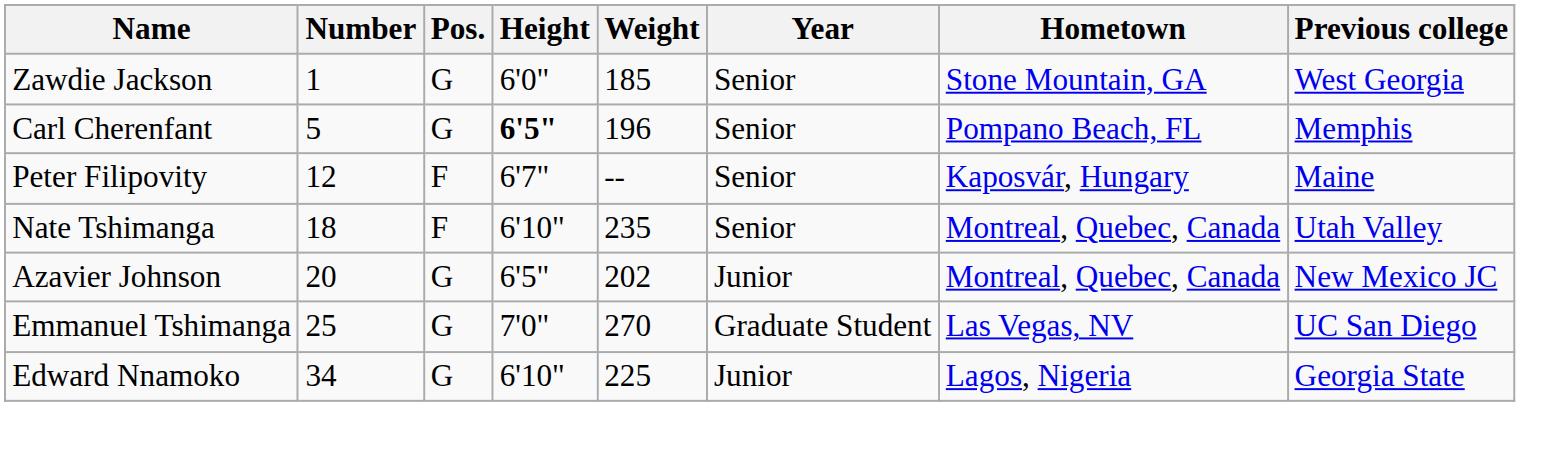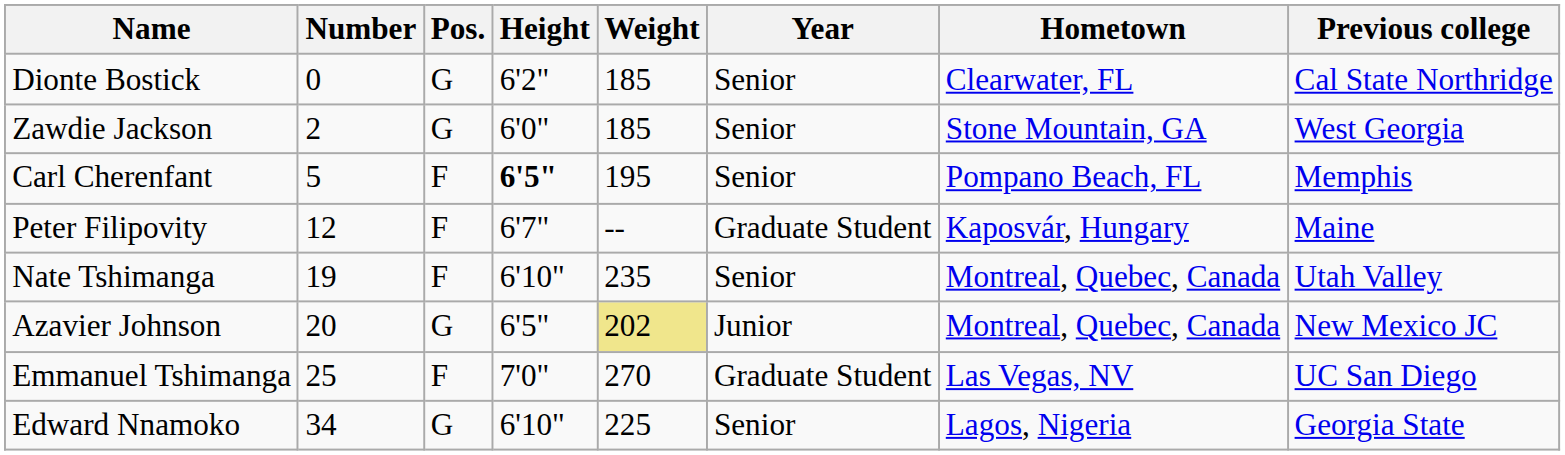+ row: (106, 78)
(313, 78) 1 -> (313, 128) 2
(442, 128) G -> (439, 177) F
(628, 128) 196 -> (628, 177) 195
(755, 177) Senior -> (823, 227) Graduate Student
(321, 227) 18 -> (321, 276) 19
(628, 276) no background -> (628, 326) khaki background
(442, 326) G -> (439, 375) F
(753, 375) Junior -> (755, 425) Senior
